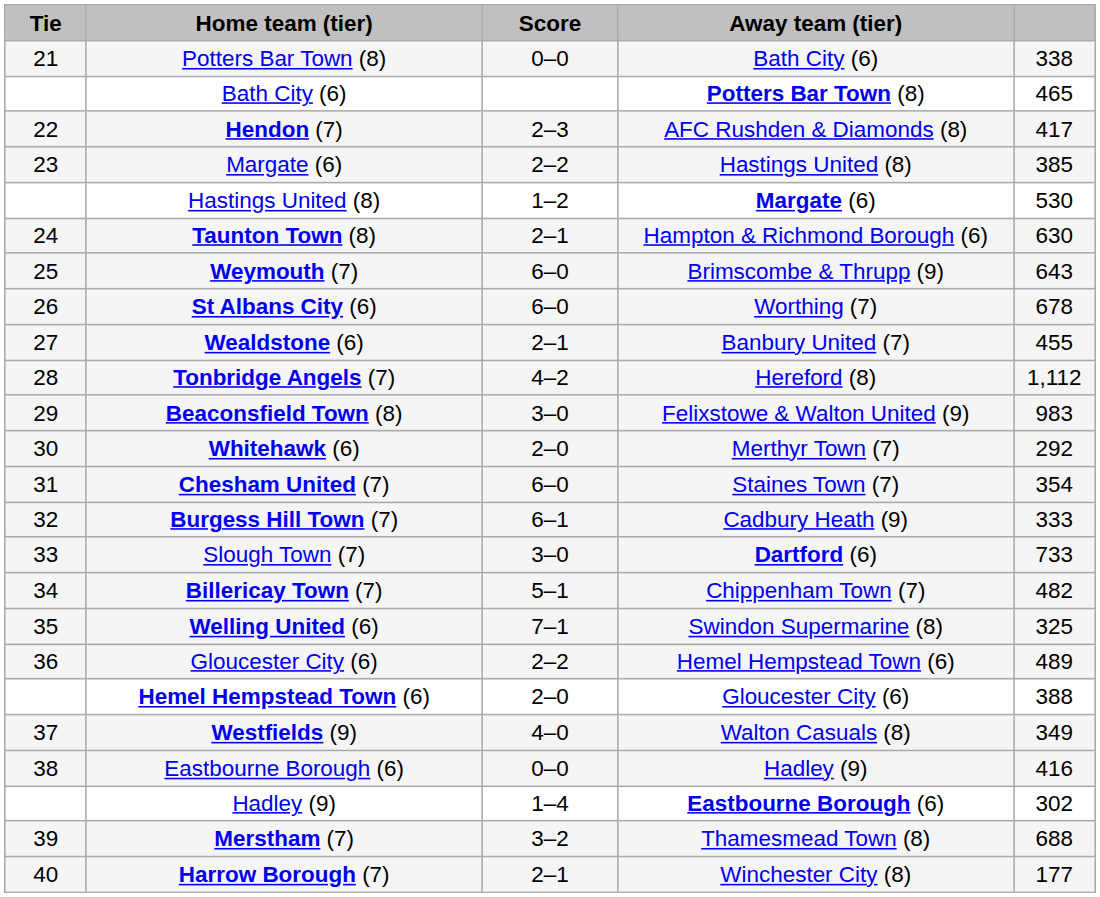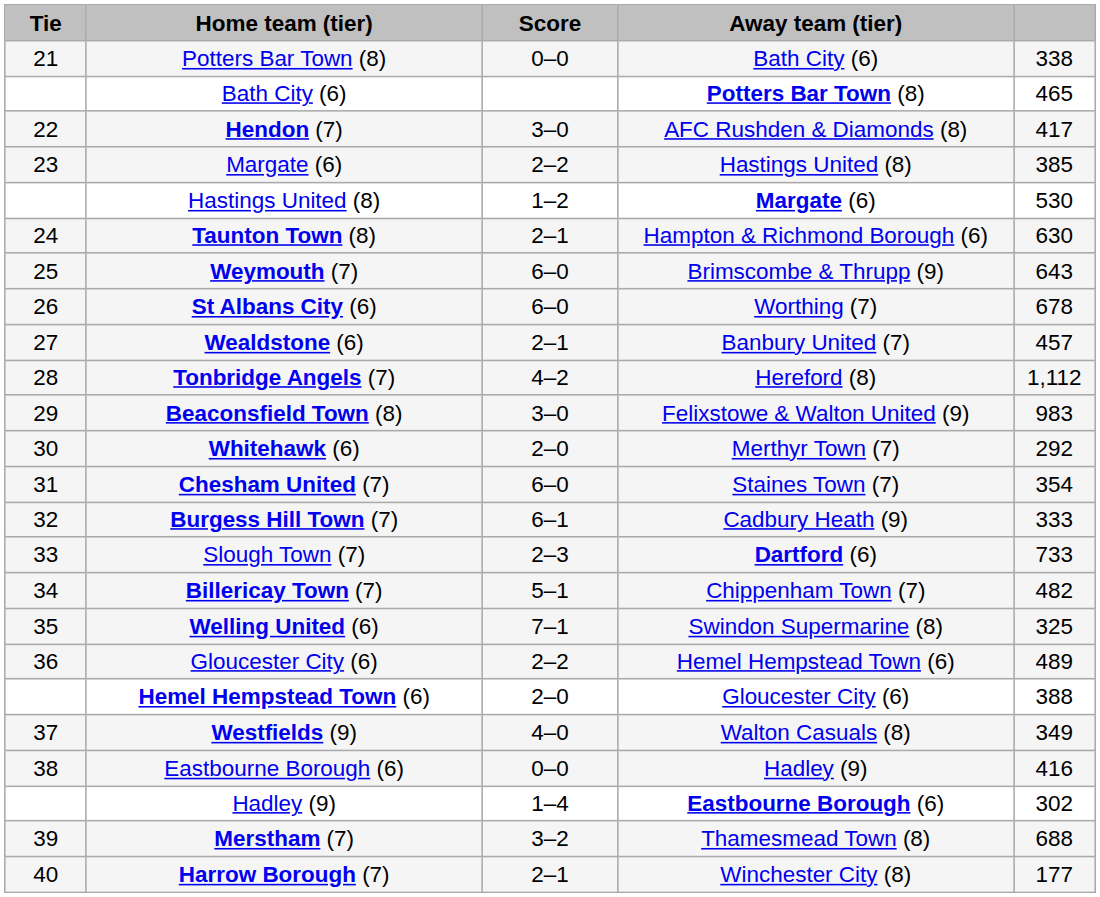(550, 129) 2–3 -> (550, 129) 3–0
(1054, 342) 455 -> (1054, 342) 457
(550, 555) 3–0 -> (550, 555) 2–3
